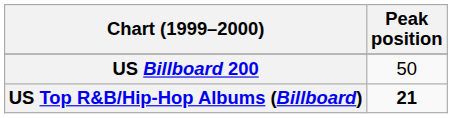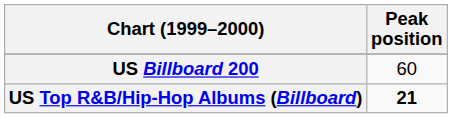(407, 68) 50 -> (407, 68) 60
